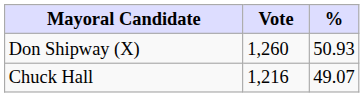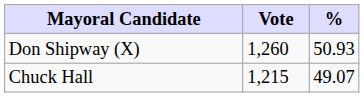(268, 77) 1,216 -> (268, 77) 1,215
